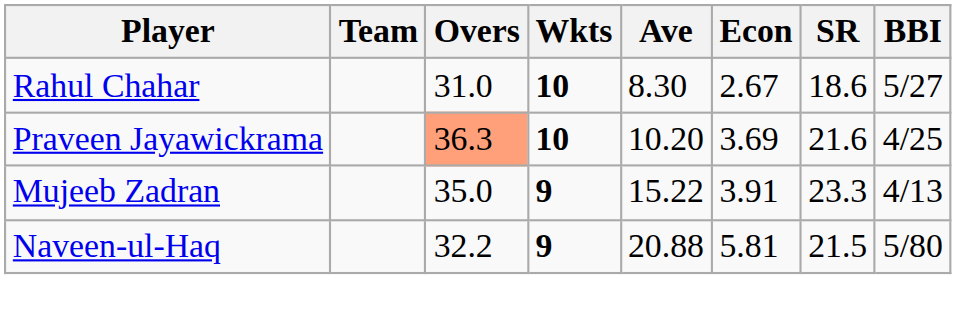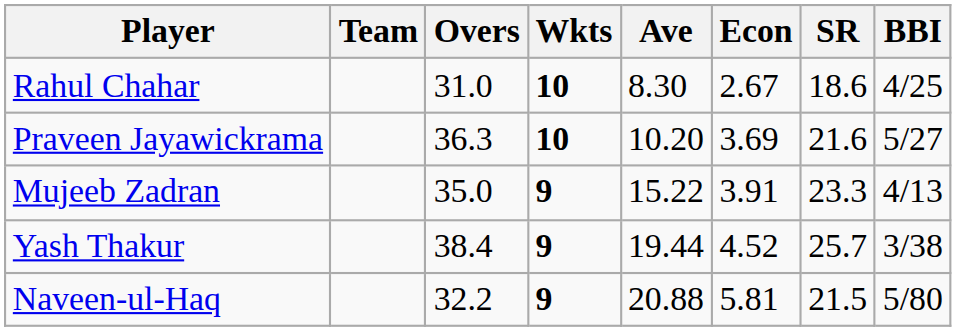(913, 84) 5/27 -> (913, 84) 4/25
(463, 138) lightsalmon background -> (463, 138) no background
(913, 138) 4/25 -> (913, 138) 5/27
+ row: (99, 245)
